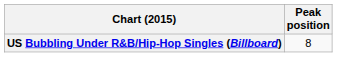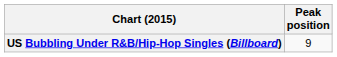(308, 43) 8 -> (308, 43) 9
